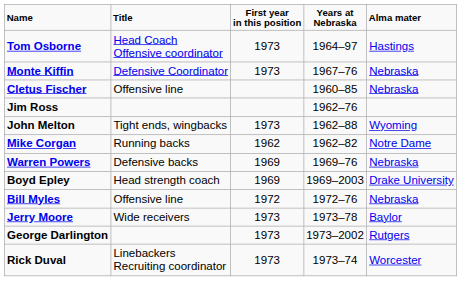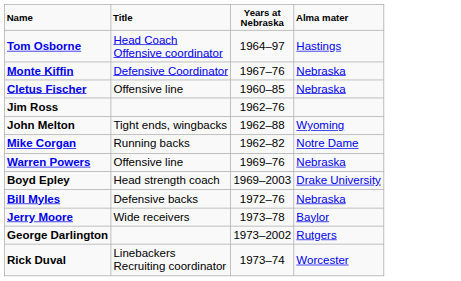- column: (267, 17)
(156, 162) Defensive backs -> (148, 162) Offensive line
(148, 198) Offensive line -> (156, 198) Defensive backs
